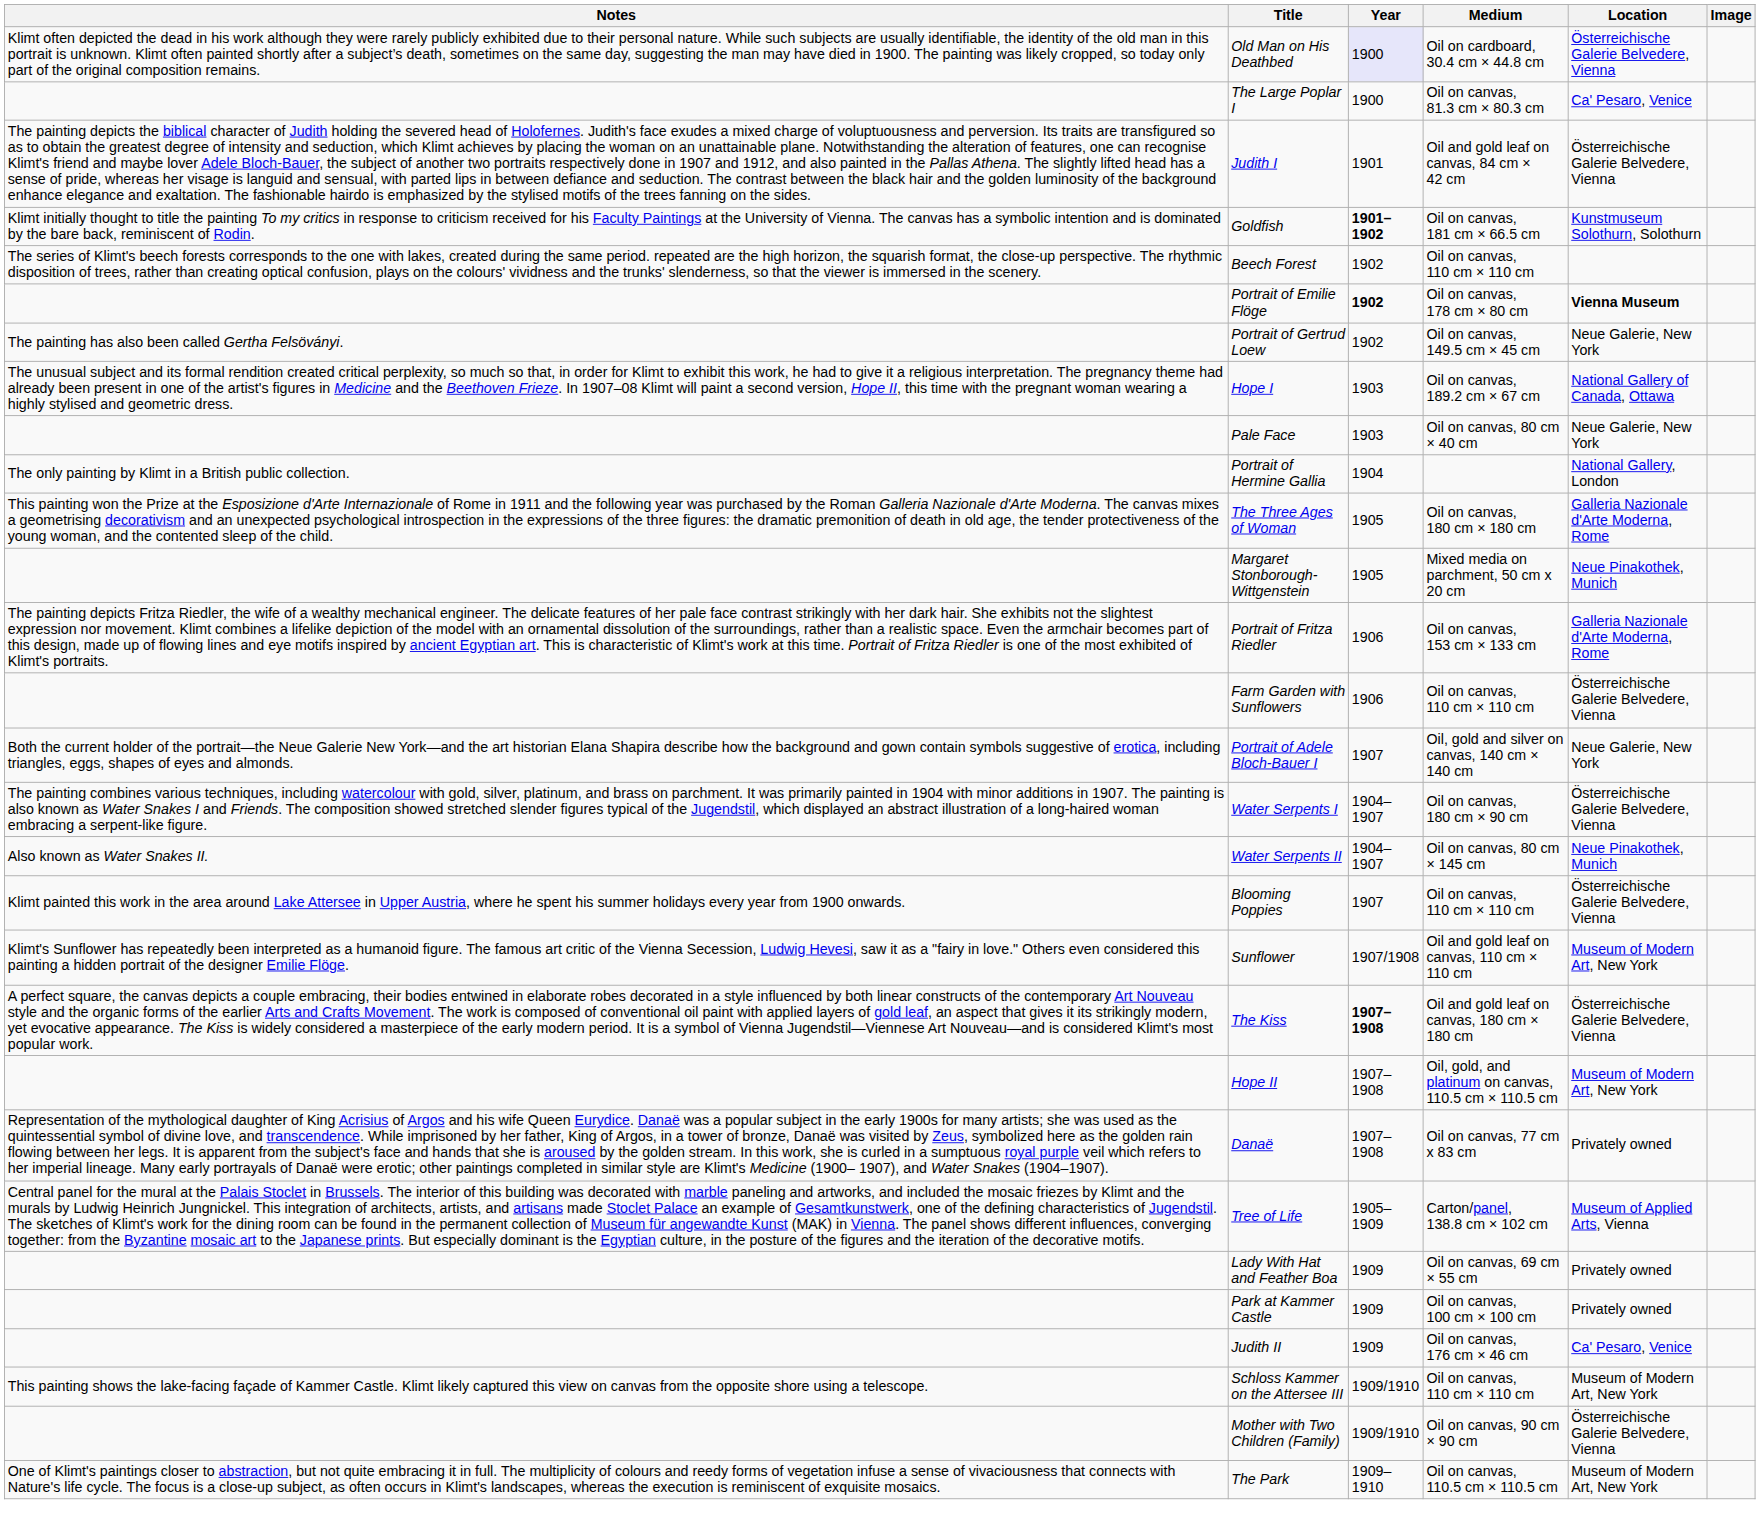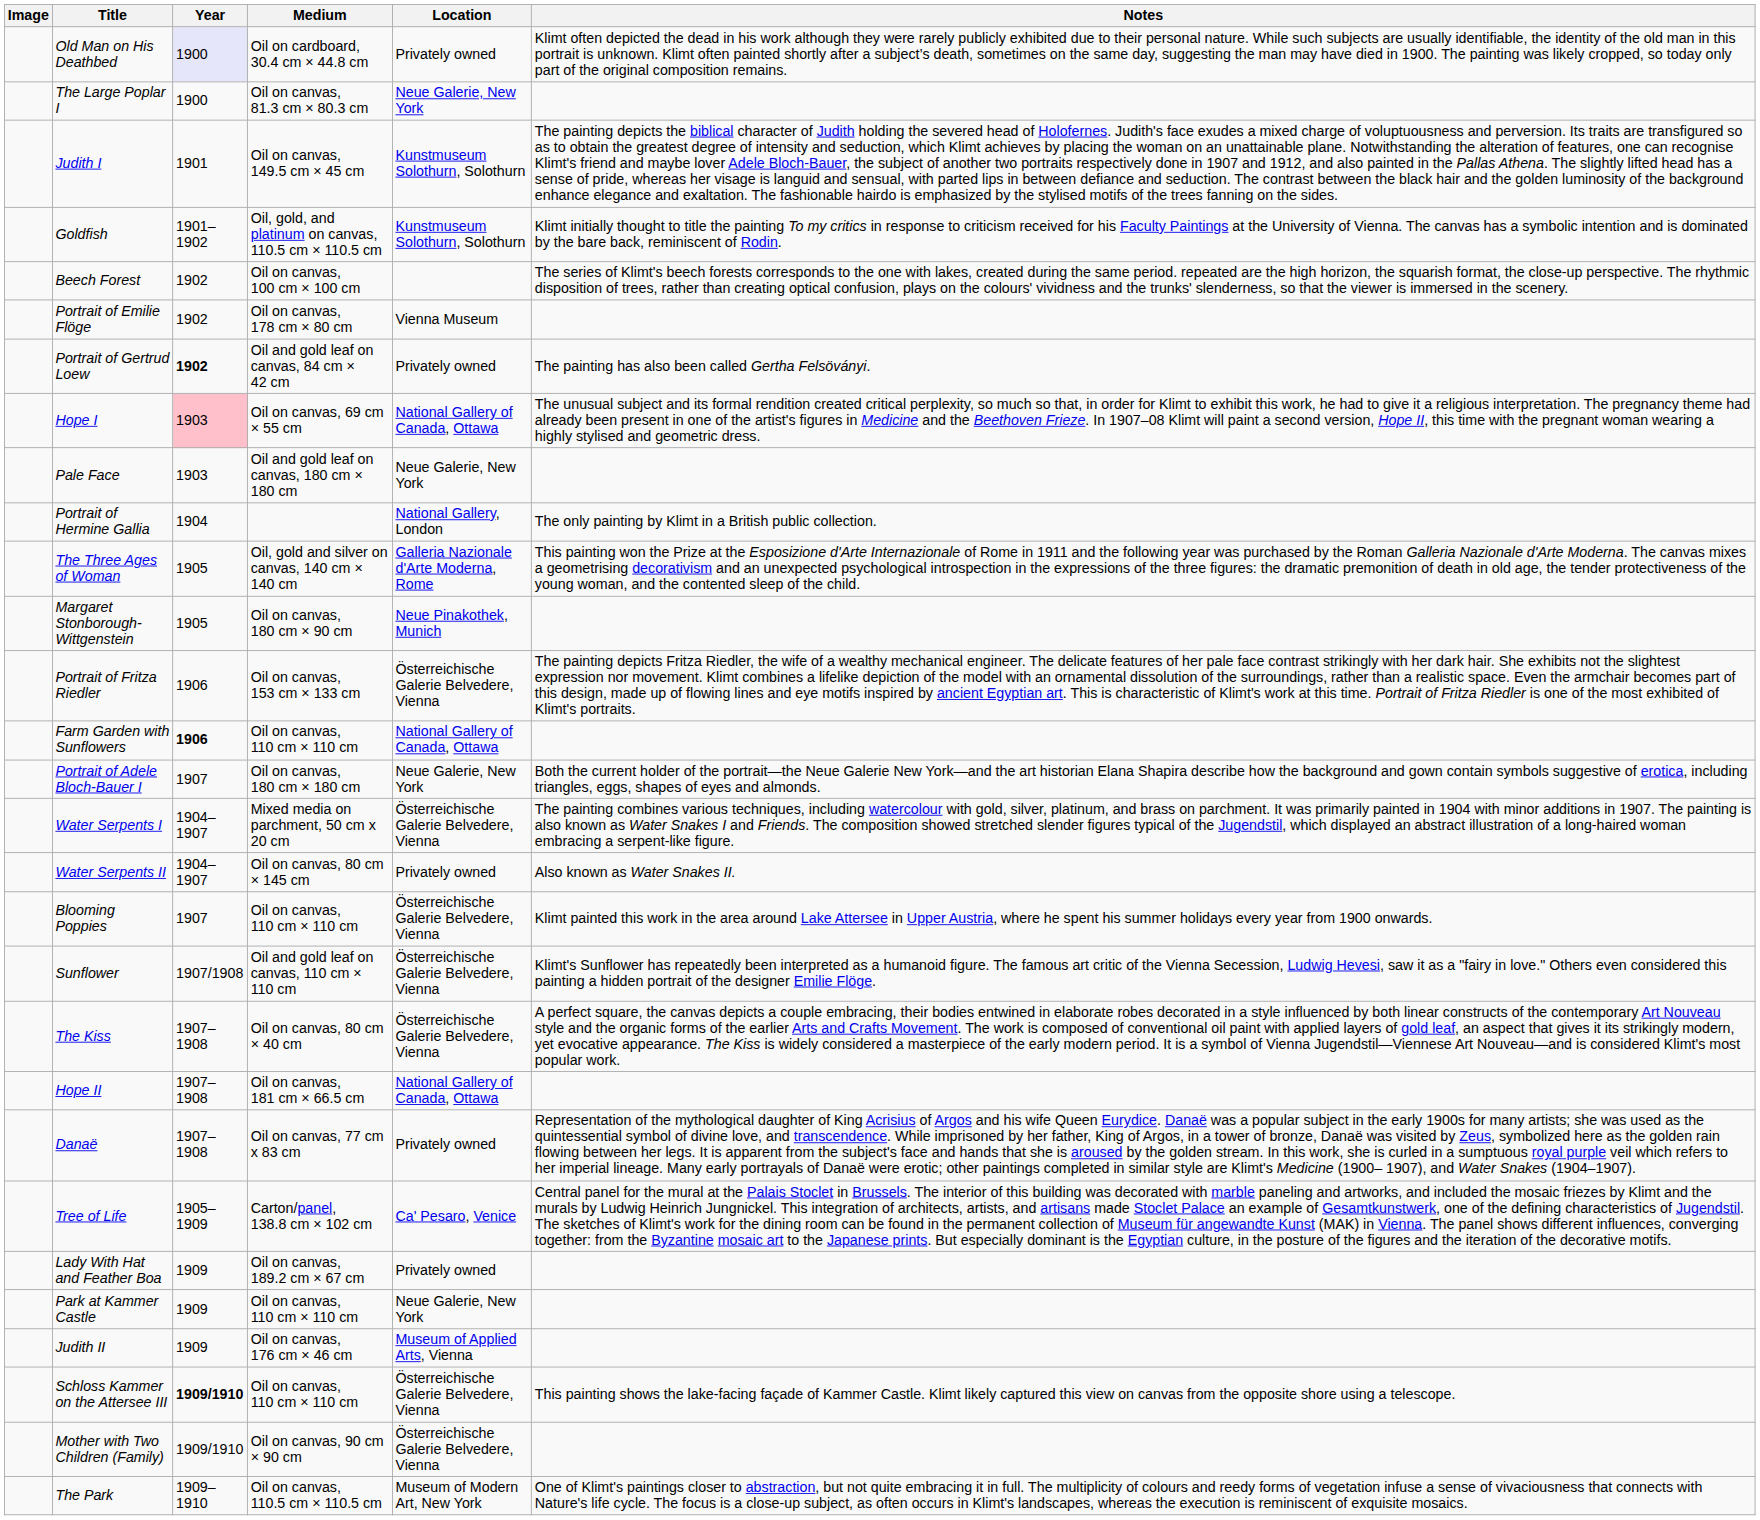columns swapped: (1731, 15) <-> (616, 15)
(1630, 54) Österreichische Galerie Belvedere, Vienna -> (446, 54) Privately owned
(1632, 101) Ca' Pesaro, Venice -> (456, 101) Neue Galerie, New York
(1488, 163) Oil and gold leaf on canvas, 84 cm × 42 cm -> (308, 163) Oil on canvas, 149.5 cm × 45 cm
(1630, 163) Österreichische Galerie Belvedere, Vienna -> (460, 163) Kunstmuseum Solothurn, Solothurn
(1372, 226) bold -> (196, 234) normal
(1483, 226) Oil on canvas, 181 cm × 66.5 cm -> (316, 234) Oil, gold, and platinum on canvas, 110.5 cm × 110.5 cm
(1480, 264) Oil on canvas, 110 cm × 110 cm -> (306, 280) Oil on canvas, 100 cm × 100 cm
(1368, 303) bold -> (192, 319) normal
(1625, 303) bold -> (447, 319) normal
(1368, 342) normal -> (192, 366) bold
(1483, 342) Oil on canvas, 149.5 cm × 45 cm -> (312, 366) Oil and gold leaf on canvas, 84 cm × 42 cm
(1631, 342) Neue Galerie, New York -> (446, 366) Privately owned
(1368, 388) no background -> (192, 420) pink background
(1483, 388) Oil on canvas, 189.2 cm × 67 cm -> (317, 420) Oil on canvas, 69 cm × 55 cm
(1493, 435) Oil on canvas, 80 cm × 40 cm -> (312, 475) Oil and gold leaf on canvas, 180 cm × 180 cm
(1481, 520) Oil on canvas, 180 cm × 180 cm -> (319, 568) Oil, gold and silver on canvas, 140 cm × 140 cm
(1489, 575) Mixed media on parchment, 50 cm x 20 cm -> (302, 623) Oil on canvas, 180 cm × 90 cm
(1629, 637) Galleria Nazionale d'Arte Moderna, Rome -> (454, 685) Österreichische Galerie Belvedere, Vienna
(1368, 700) normal -> (192, 740) bold
(1630, 700) Österreichische Galerie Belvedere, Vienna -> (454, 740) National Gallery of Canada, Ottawa
(1495, 755) Oil, gold and silver on canvas, 140 cm × 140 cm -> (306, 779) Oil on canvas, 180 cm × 180 cm
(1477, 809) Oil on canvas, 180 cm × 90 cm -> (313, 825) Mixed media on parchment, 50 cm x 20 cm
(1627, 856) Neue Pinakothek, Munich -> (446, 872) Privately owned
(1633, 957) Museum of Modern Art, New York -> (454, 973) Österreichische Galerie Belvedere, Vienna
(1372, 1020) bold -> (196, 1036) normal
(1488, 1020) Oil and gold leaf on canvas, 180 cm × 180 cm -> (317, 1036) Oil on canvas, 80 cm × 40 cm
(1492, 1082) Oil, gold, and platinum on canvas, 110.5 cm × 110.5 cm -> (308, 1090) Oil on canvas, 181 cm × 66.5 cm
(1633, 1082) Museum of Modern Art, New York -> (454, 1090) National Gallery of Canada, Ottawa
(1632, 1216) Museum of Applied Arts, Vienna -> (456, 1216) Ca' Pesaro, Venice
(1493, 1270) Oil on canvas, 69 cm × 55 cm -> (308, 1270) Oil on canvas, 189.2 cm × 67 cm
(1481, 1309) Oil on canvas, 100 cm × 100 cm -> (304, 1309) Oil on canvas, 110 cm × 110 cm
(1621, 1309) Privately owned -> (456, 1309) Neue Galerie, New York
(1632, 1347) Ca' Pesaro, Venice -> (456, 1347) Museum of Applied Arts, Vienna
(1385, 1386) normal -> (210, 1394) bold
(1633, 1386) Museum of Modern Art, New York -> (454, 1394) Österreichische Galerie Belvedere, Vienna
